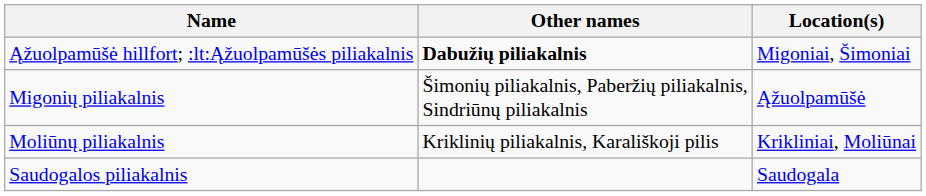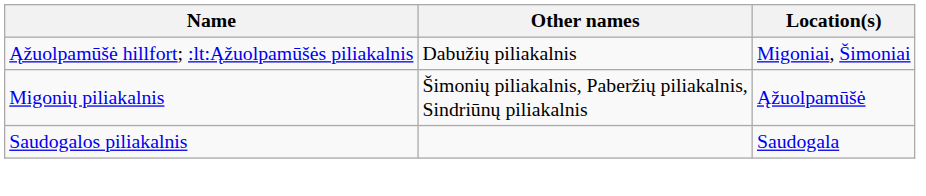(505, 53) bold -> (500, 53) normal
- row: (87, 142)
